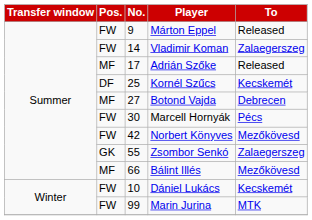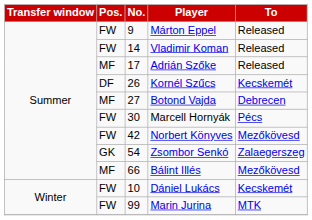(271, 48) Zalaegerszeg -> (261, 48) Released
(134, 83) 25 -> (134, 83) 26
(134, 153) 55 -> (134, 153) 54
